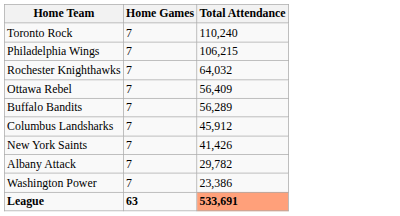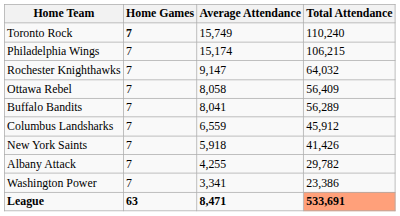+ column: (250, 13)
(129, 32) normal -> (129, 32) bold
